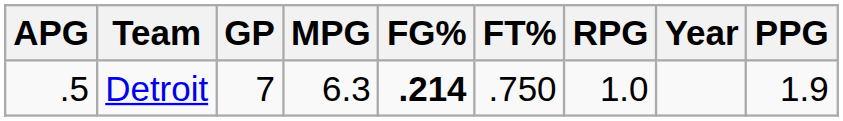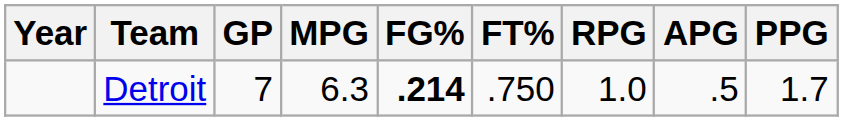columns swapped: (702, 33) <-> (51, 33)
(804, 88) 1.9 -> (804, 88) 1.7
